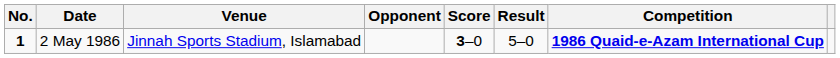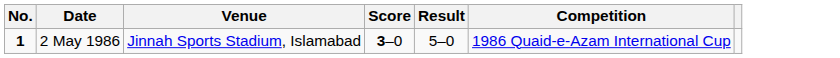- column: (404, 16)
(688, 41) bold -> (601, 41) normal
